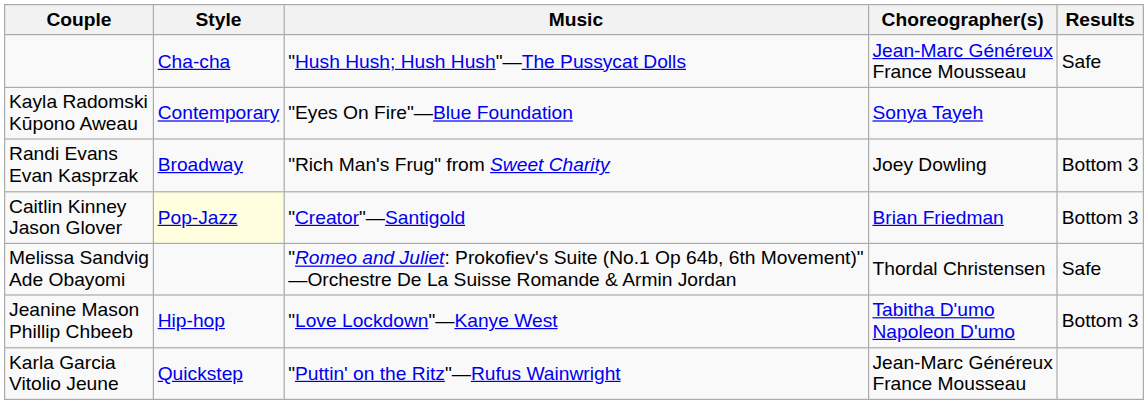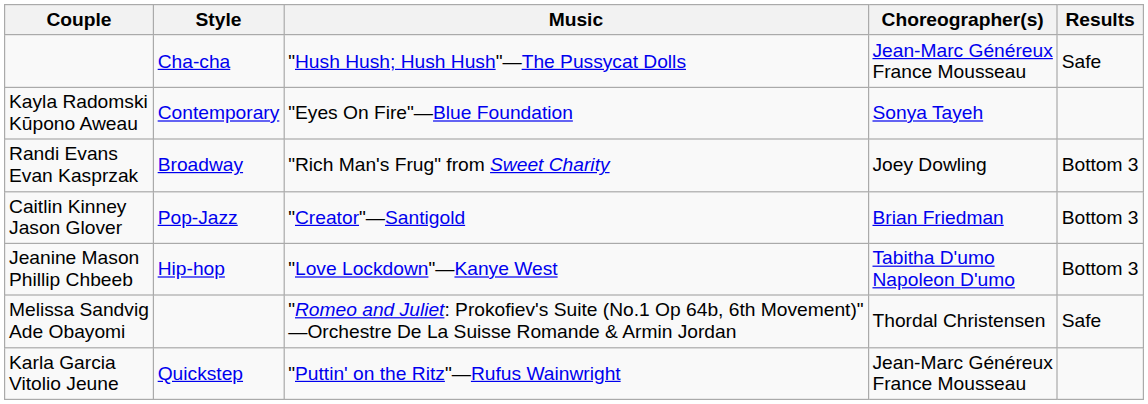(198, 217) lightyellow background -> (198, 217) no background
rows swapped: (74, 321) <-> (79, 269)
